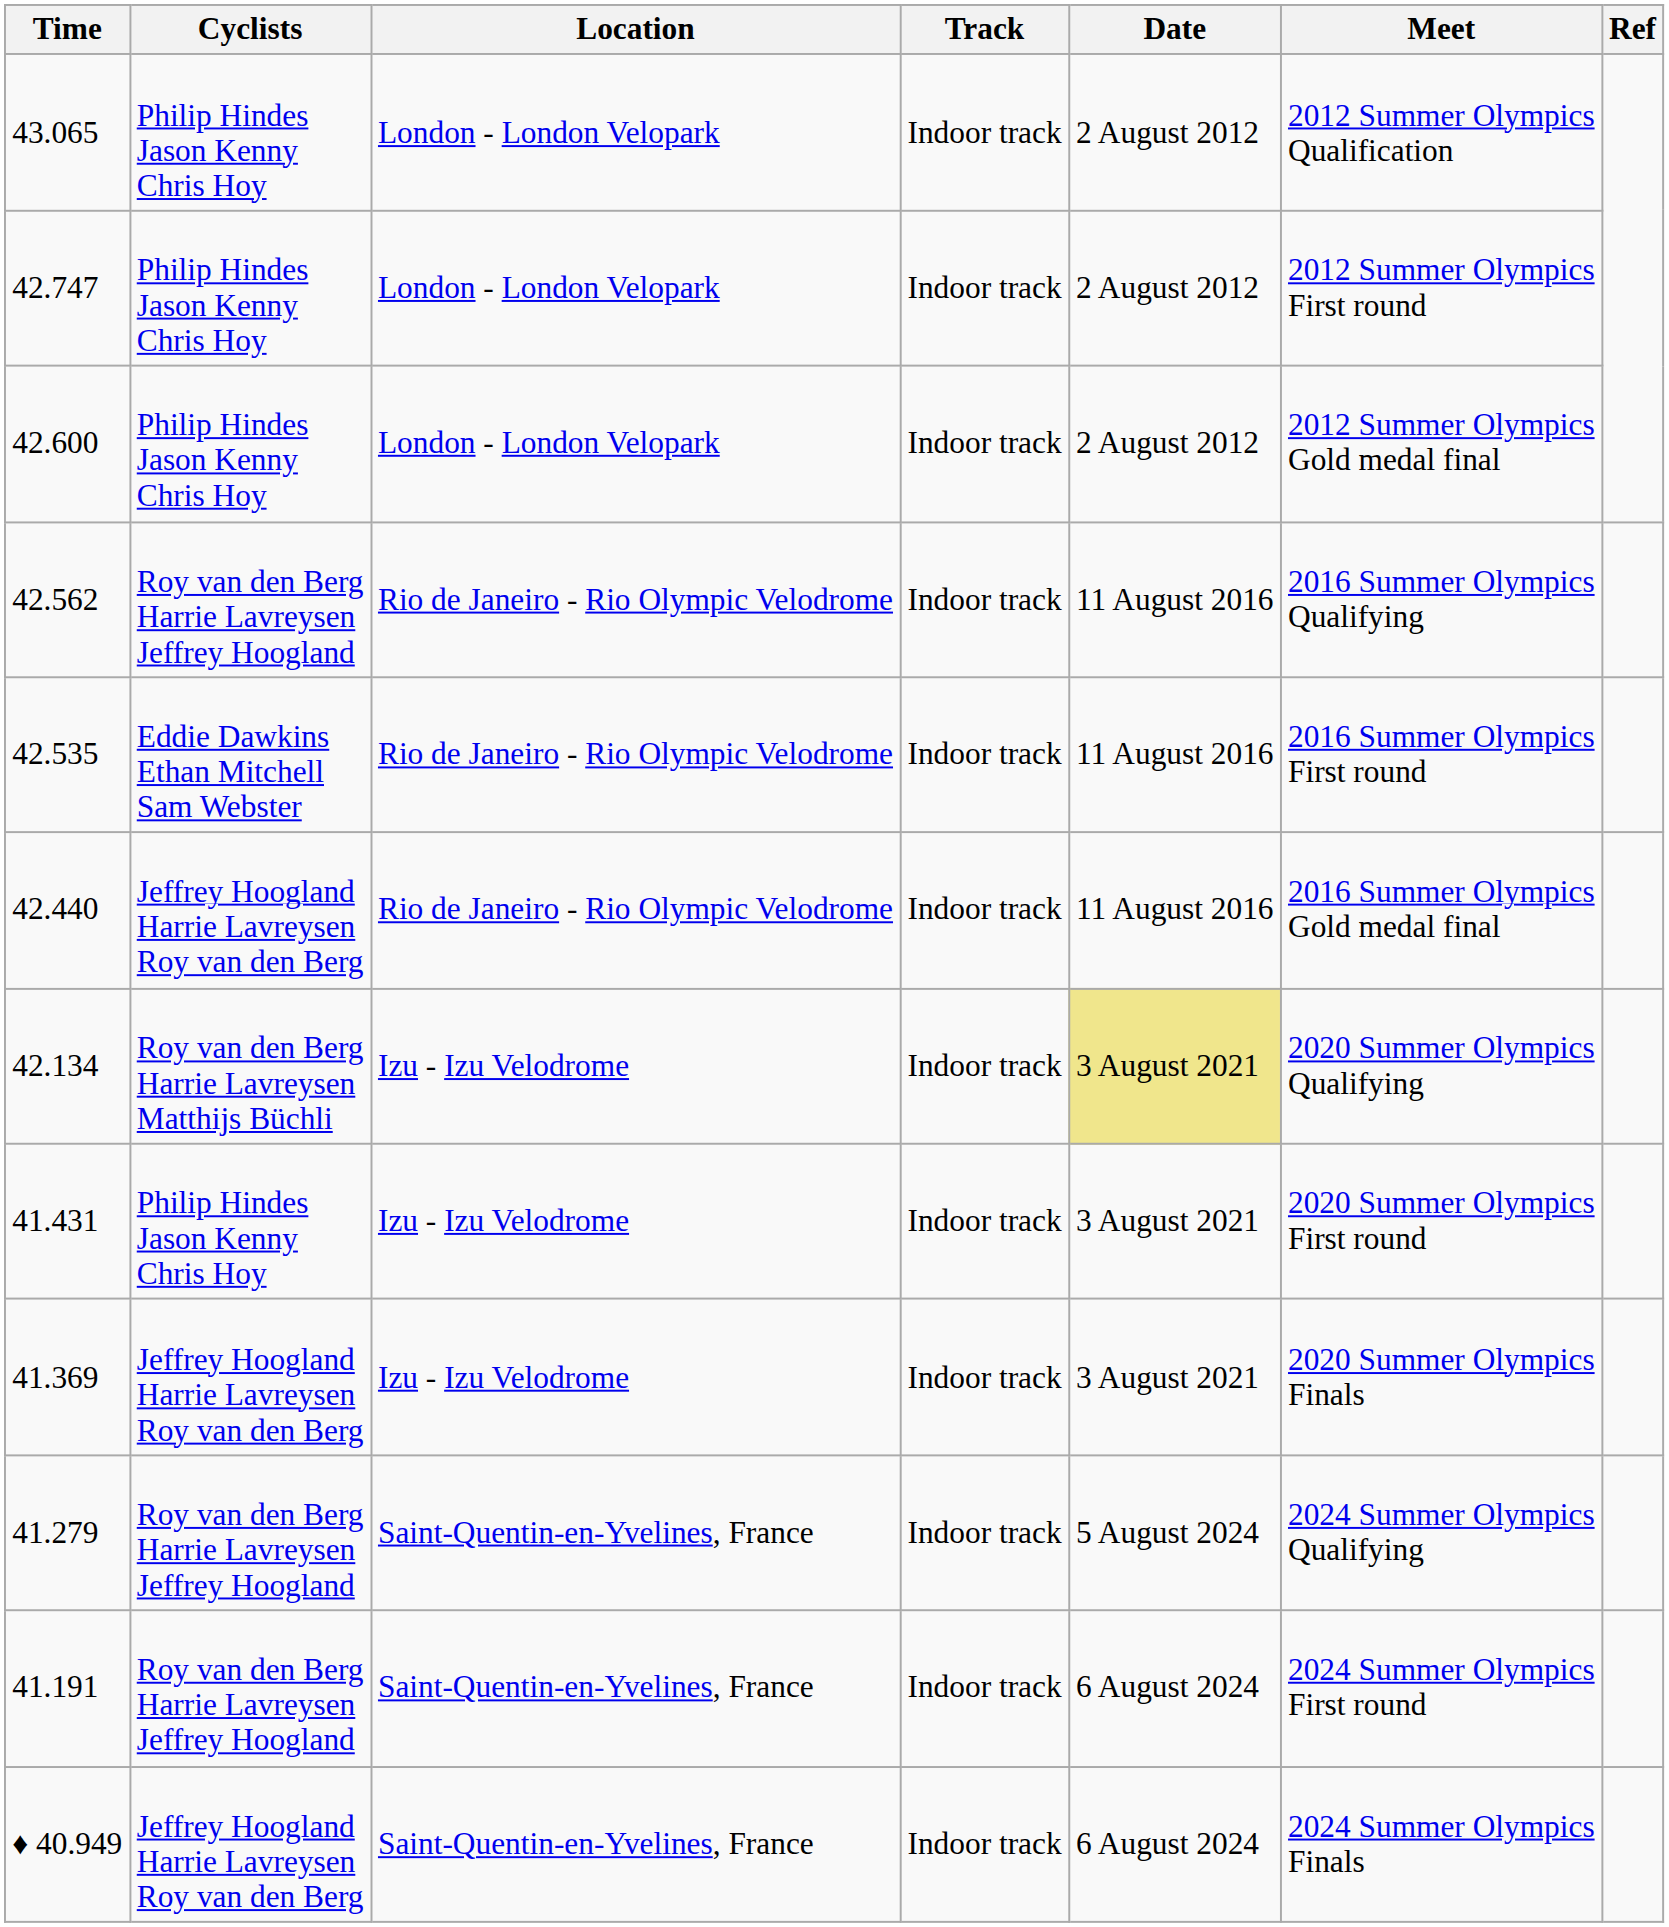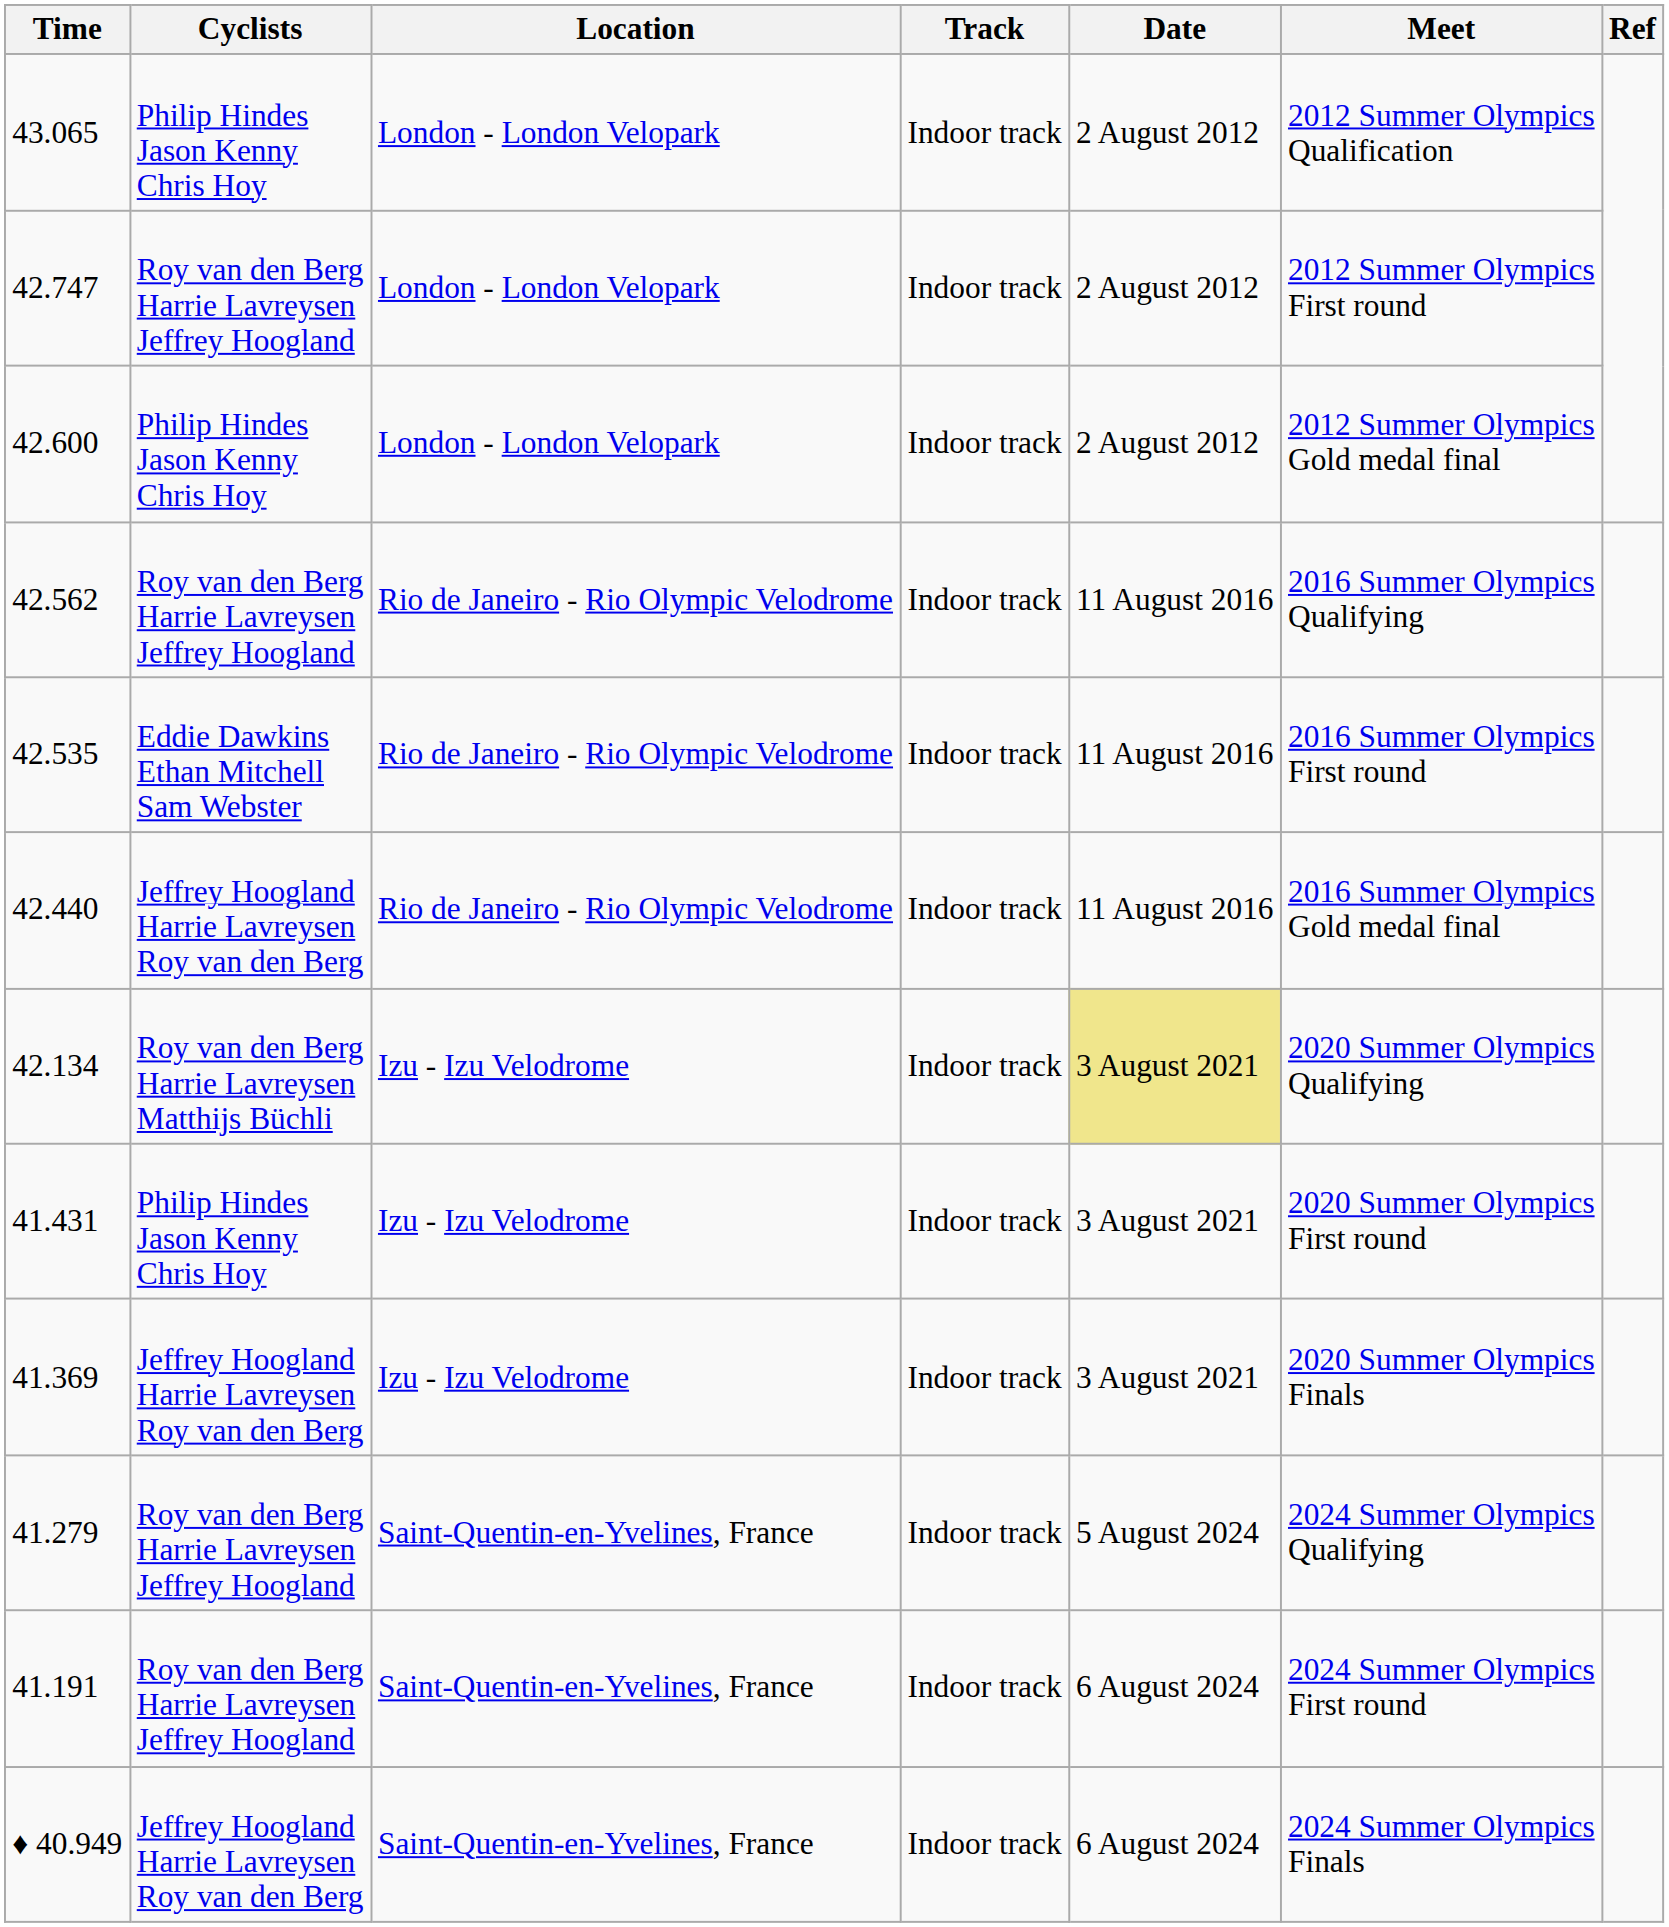(223, 305) Philip Hindes Jason Kenny Chris Hoy -> (250, 305) Roy van den Berg Harrie Lavreysen Jeffrey Hoogland
